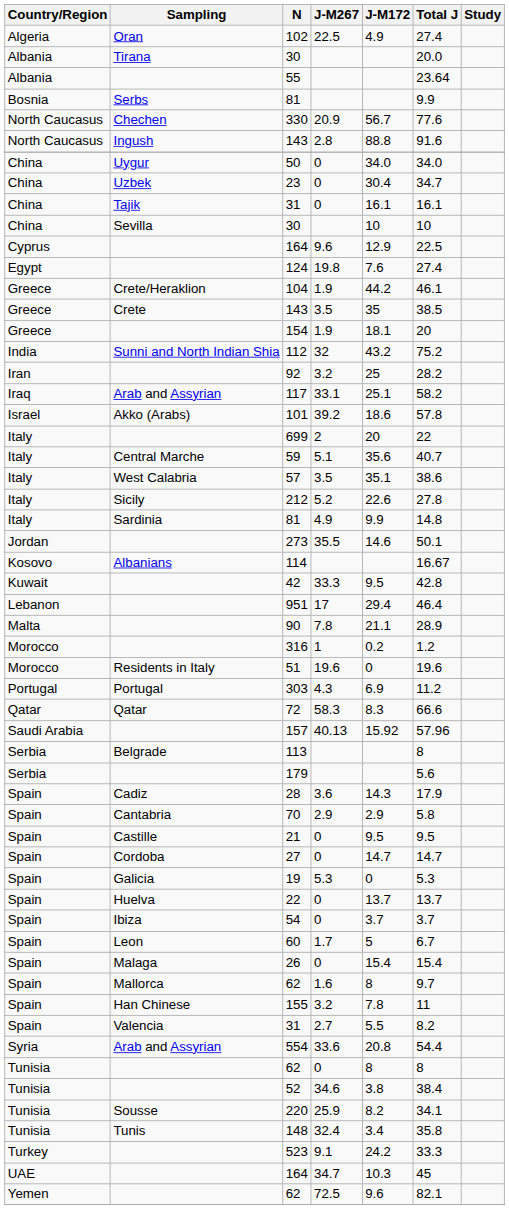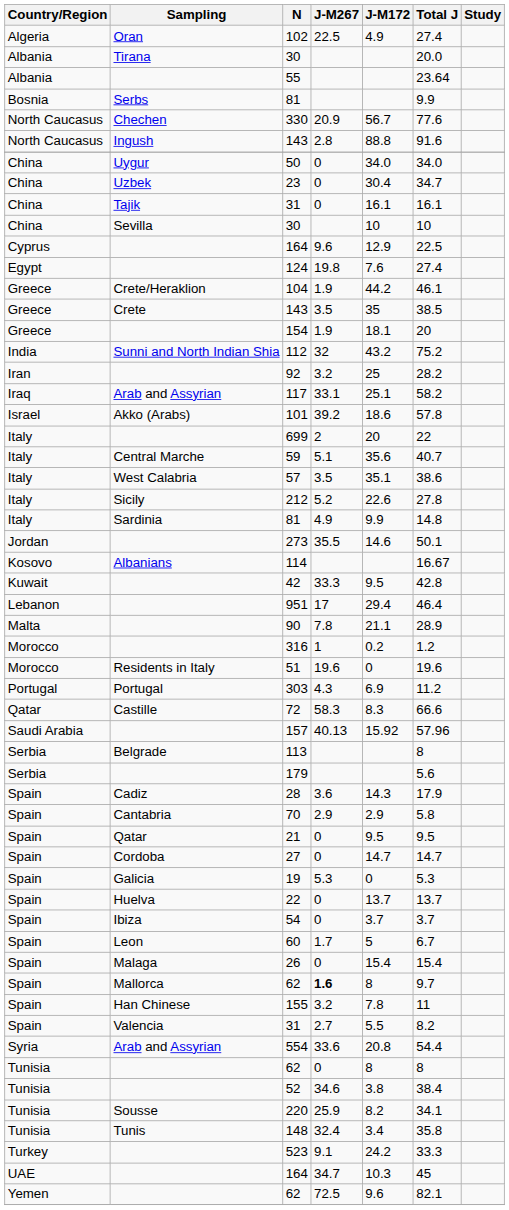(130, 710) Qatar -> (135, 710) Castille
(135, 836) Castille -> (130, 836) Qatar
(323, 983) normal -> (323, 983) bold
